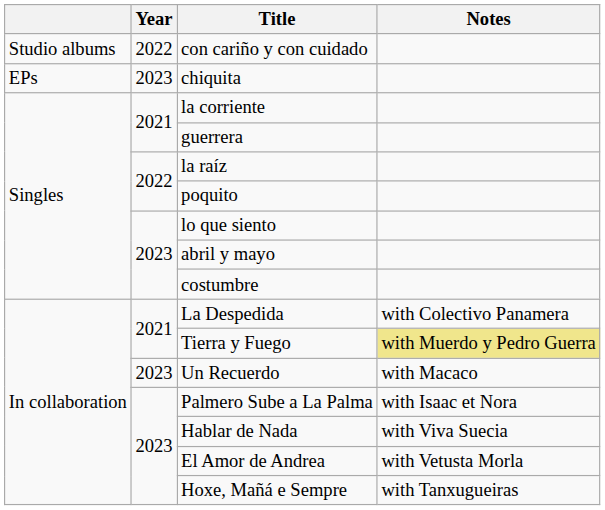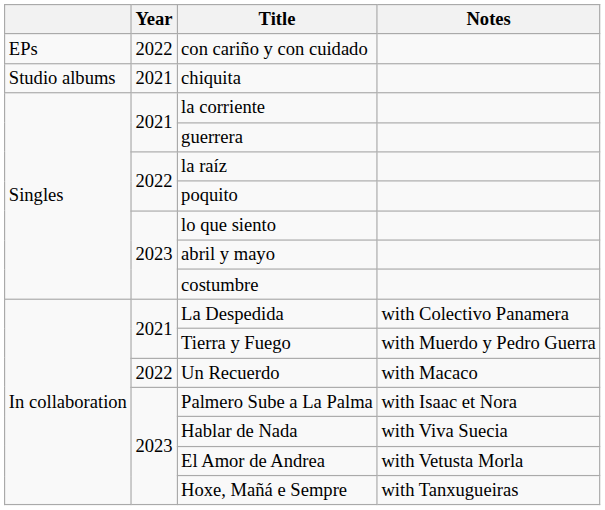(62, 48) Studio albums -> (23, 48) EPs
(23, 78) EPs -> (62, 78) Studio albums
(154, 78) 2023 -> (154, 78) 2021
(489, 343) khaki background -> (489, 343) no background
(154, 372) 2023 -> (154, 372) 2022
